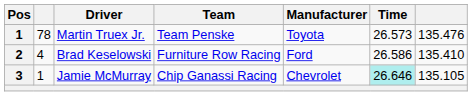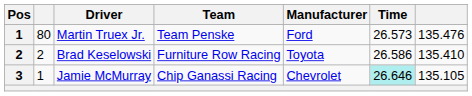(44, 35) 78 -> (44, 35) 80
(305, 35) Toyota -> (300, 35) Ford
(40, 55) 4 -> (40, 55) 2
(300, 55) Ford -> (305, 55) Toyota
